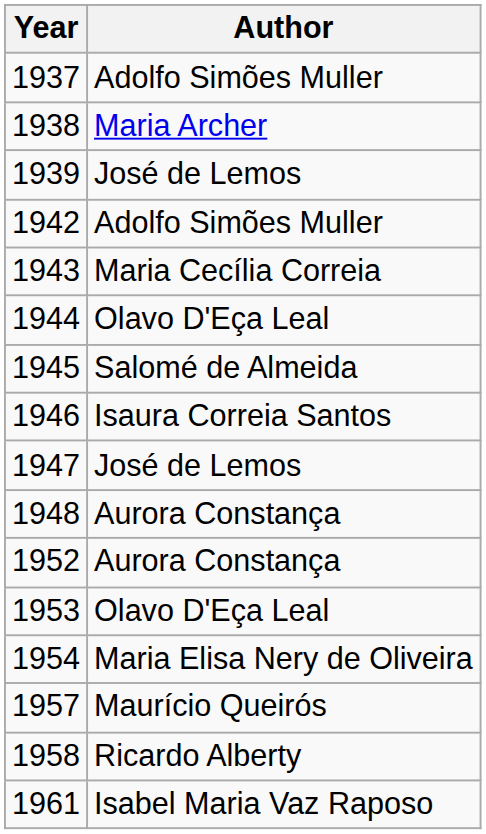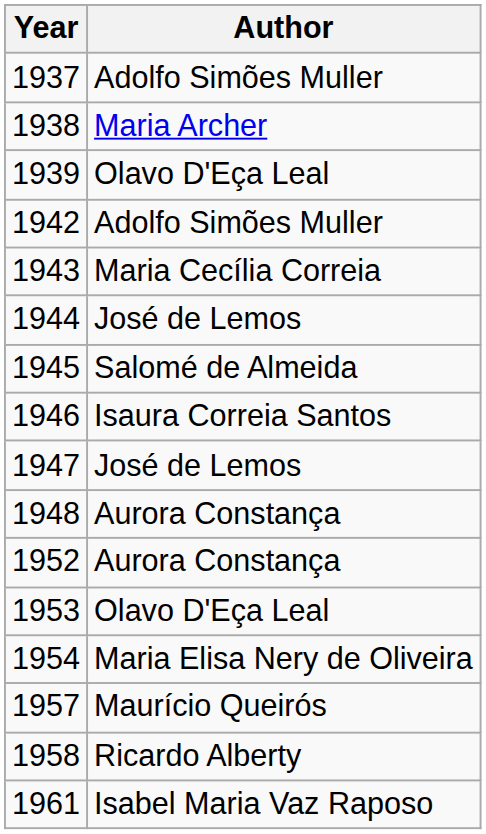(198, 174) José de Lemos -> (212, 174) Olavo D'Eça Leal
(212, 319) Olavo D'Eça Leal -> (198, 319) José de Lemos
